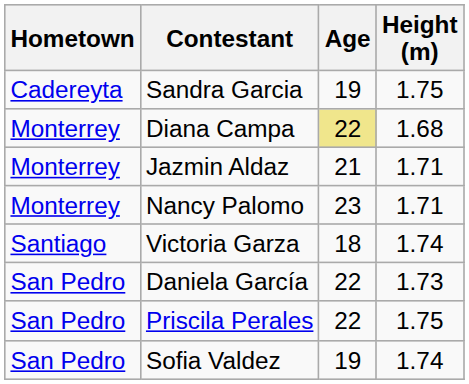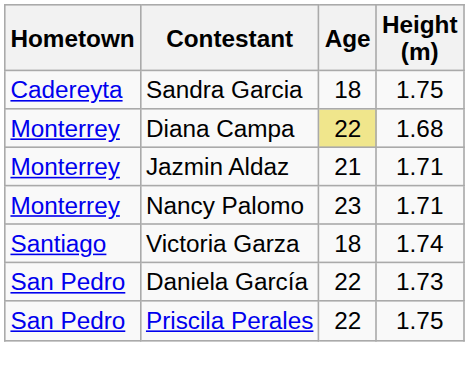(348, 90) 19 -> (348, 90) 18
- row: (213, 359)
